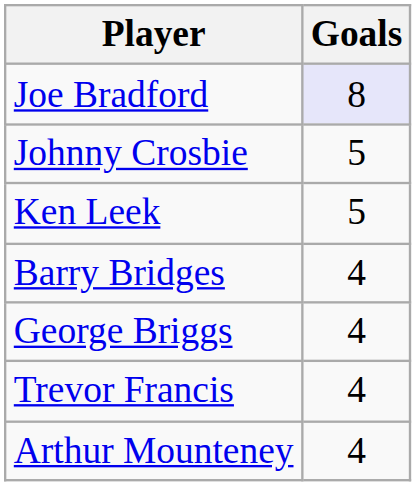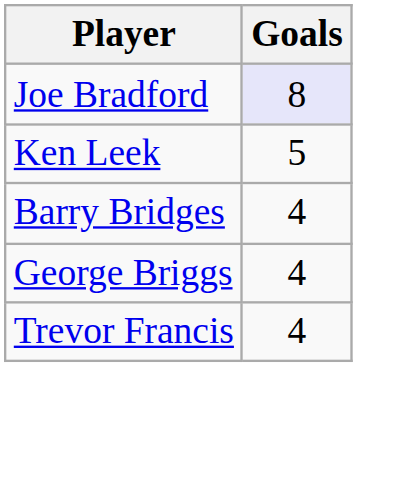- row: (131, 152)
- row: (154, 449)
